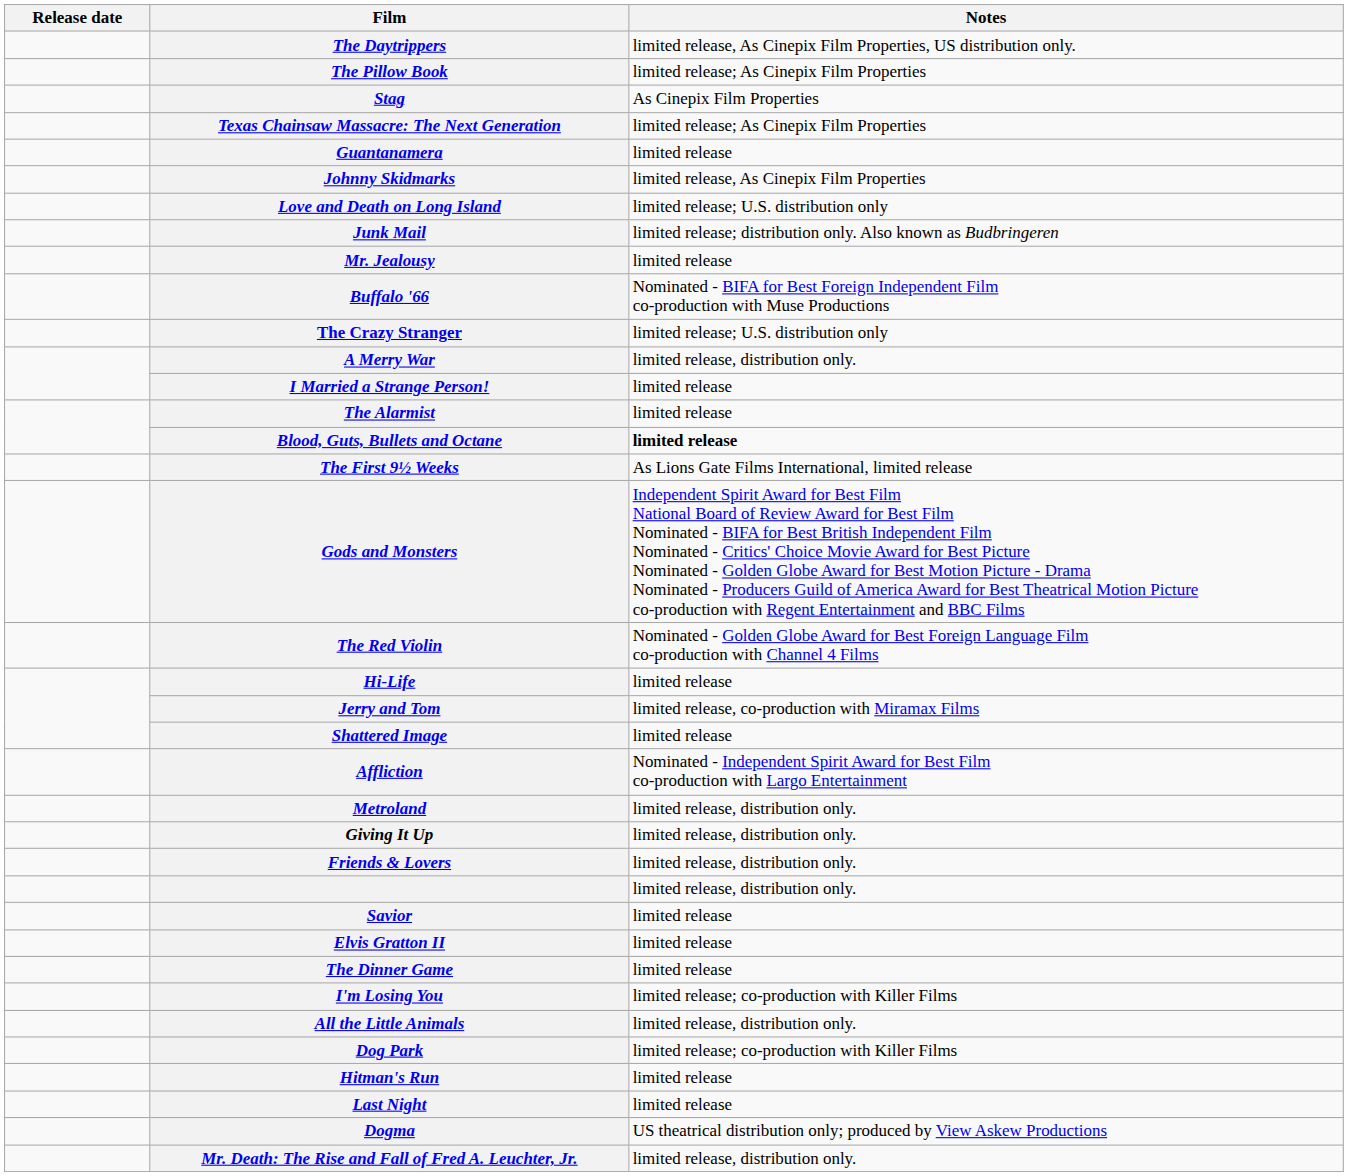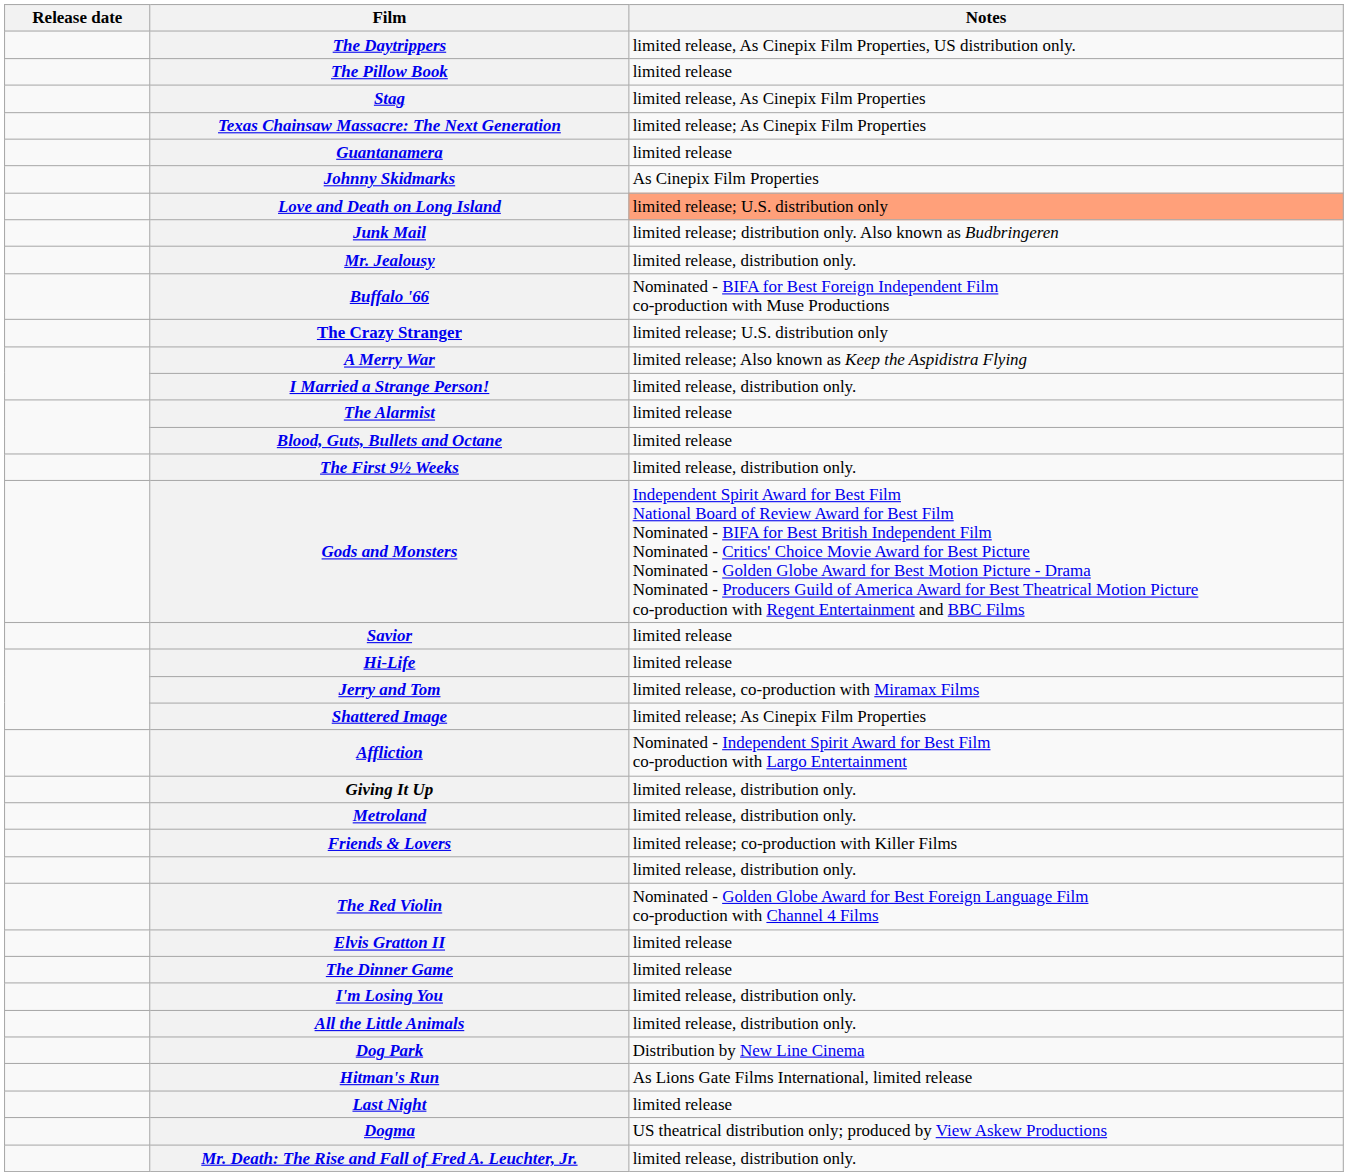(779, 71) limited release; As Cinepix Film Properties -> (682, 71) limited release
(726, 98) As Cinepix Film Properties -> (779, 98) limited release, As Cinepix Film Properties
(779, 179) limited release, As Cinepix Film Properties -> (726, 179) As Cinepix Film Properties
(760, 206) no background -> (760, 206) lightsalmon background
(682, 260) limited release -> (744, 260) limited release, distribution only.
(744, 359) limited release, distribution only. -> (830, 359) limited release; Also known as Keep the Aspidistra Flying
(682, 386) limited release -> (744, 386) limited release, distribution only.
(685, 440) bold -> (682, 440) normal
(802, 467) As Lions Gate Films International, limited release -> (744, 467) limited release, distribution only.
rows swapped: (389, 915) <-> (389, 645)
(682, 735) limited release -> (779, 716) limited release; As Cinepix Film Properties
rows swapped: (389, 835) <-> (389, 808)
(744, 862) limited release, distribution only. -> (795, 843) limited release; co-production with Killer Films
(795, 996) limited release; co-production with Killer Films -> (744, 996) limited release, distribution only.
(795, 1050) limited release; co-production with Killer Films -> (749, 1050) Distribution by New Line Cinema
(682, 1077) limited release -> (802, 1077) As Lions Gate Films International, limited release
